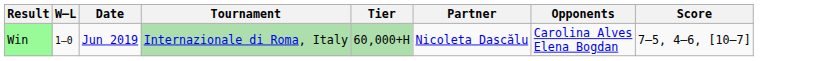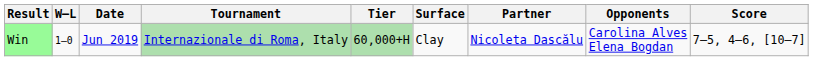+ column: (440, 14)
